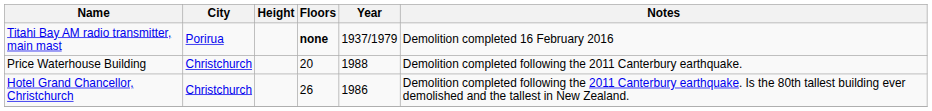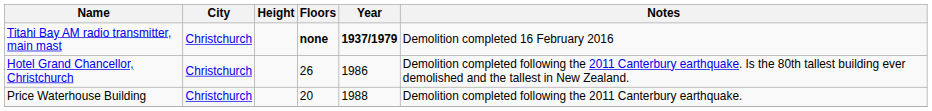(205, 39) Porirua -> (219, 39) Christchurch
(369, 39) normal -> (369, 39) bold
rows swapped: (70, 90) <-> (77, 64)
